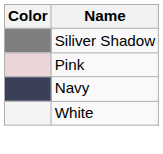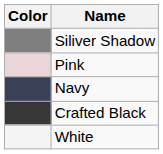+ row: (100, 112)
